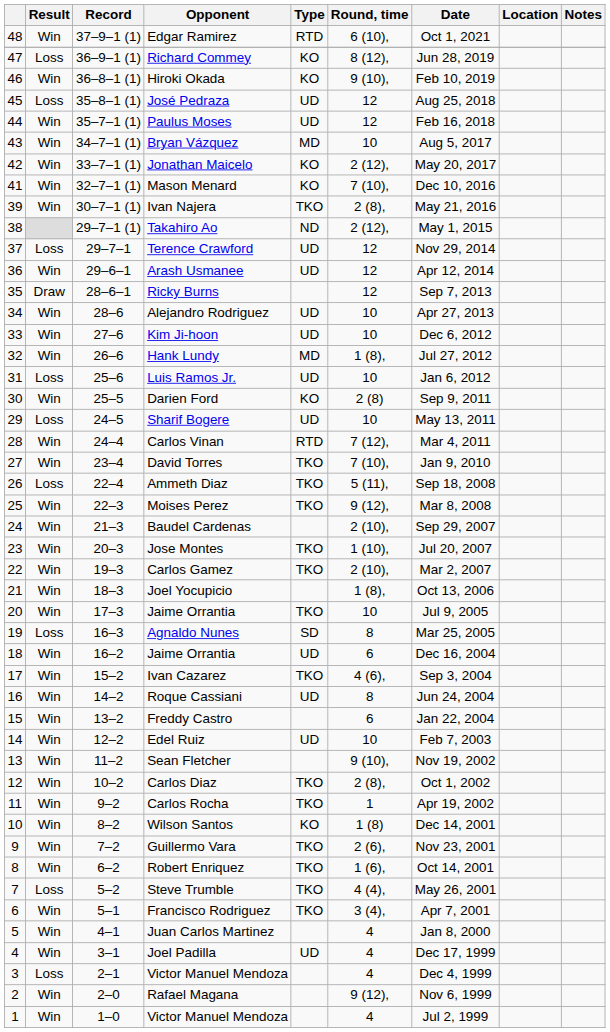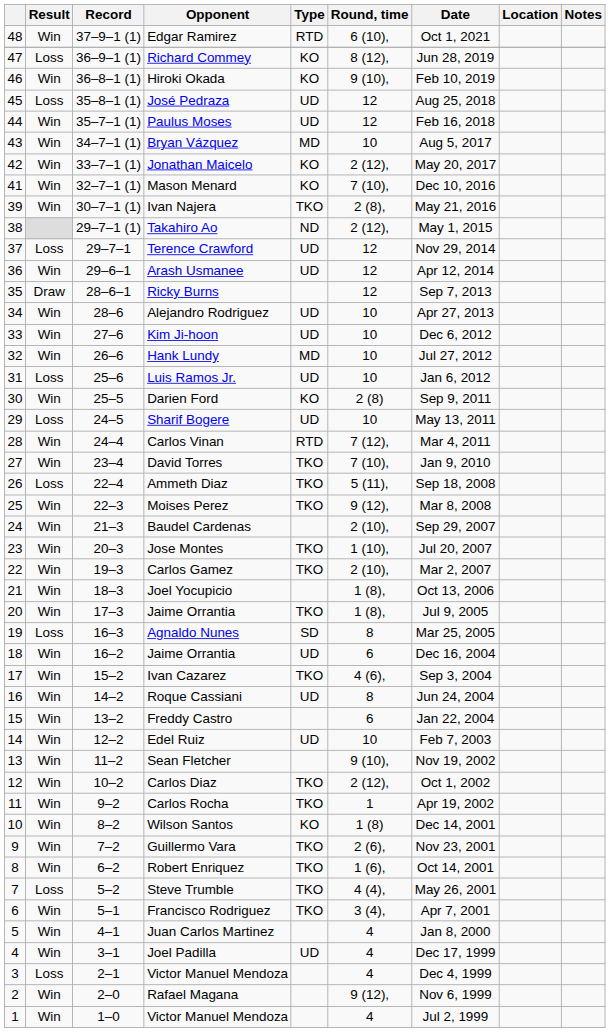(370, 356) 1 (8), -> (370, 356) 10
(370, 611) 10 -> (370, 611) 1 (8),
(370, 782) 2 (8), -> (370, 782) 2 (12),
